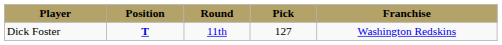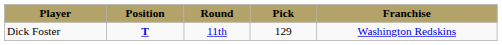(283, 31) 127 -> (283, 31) 129
